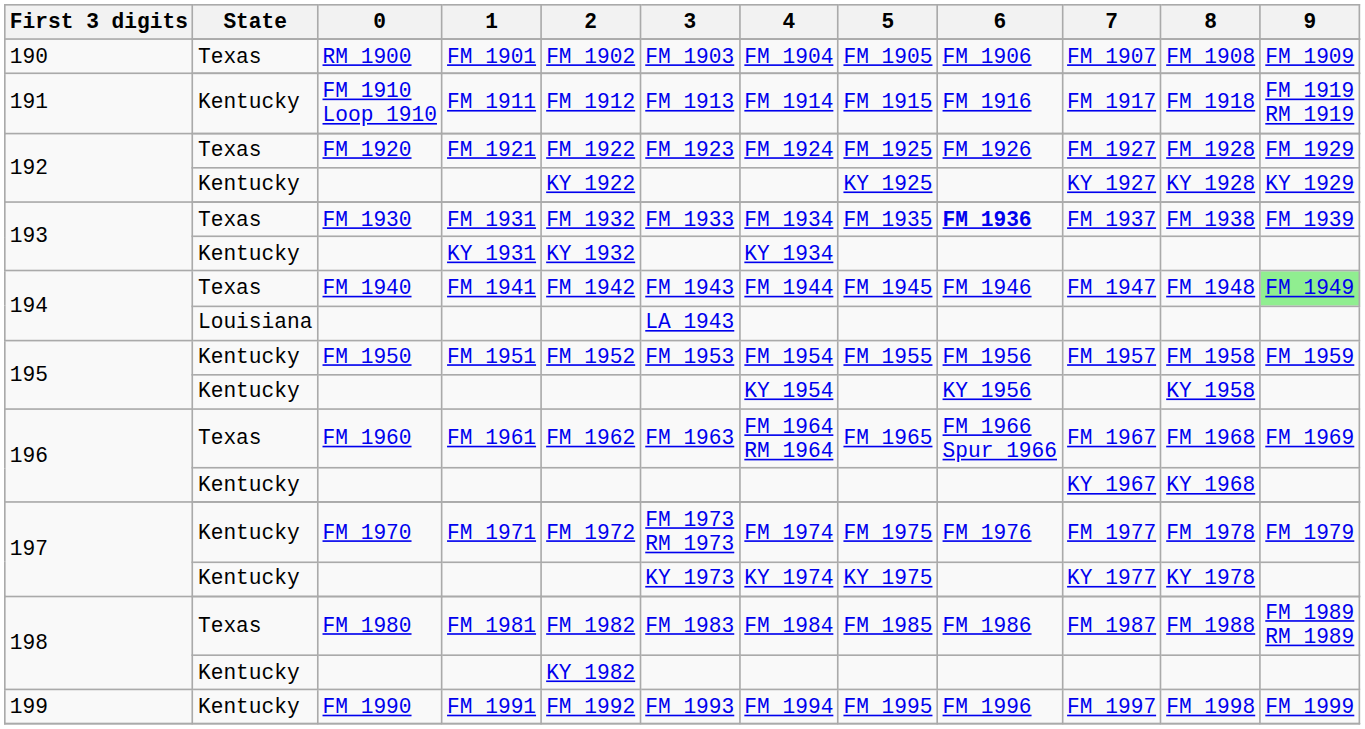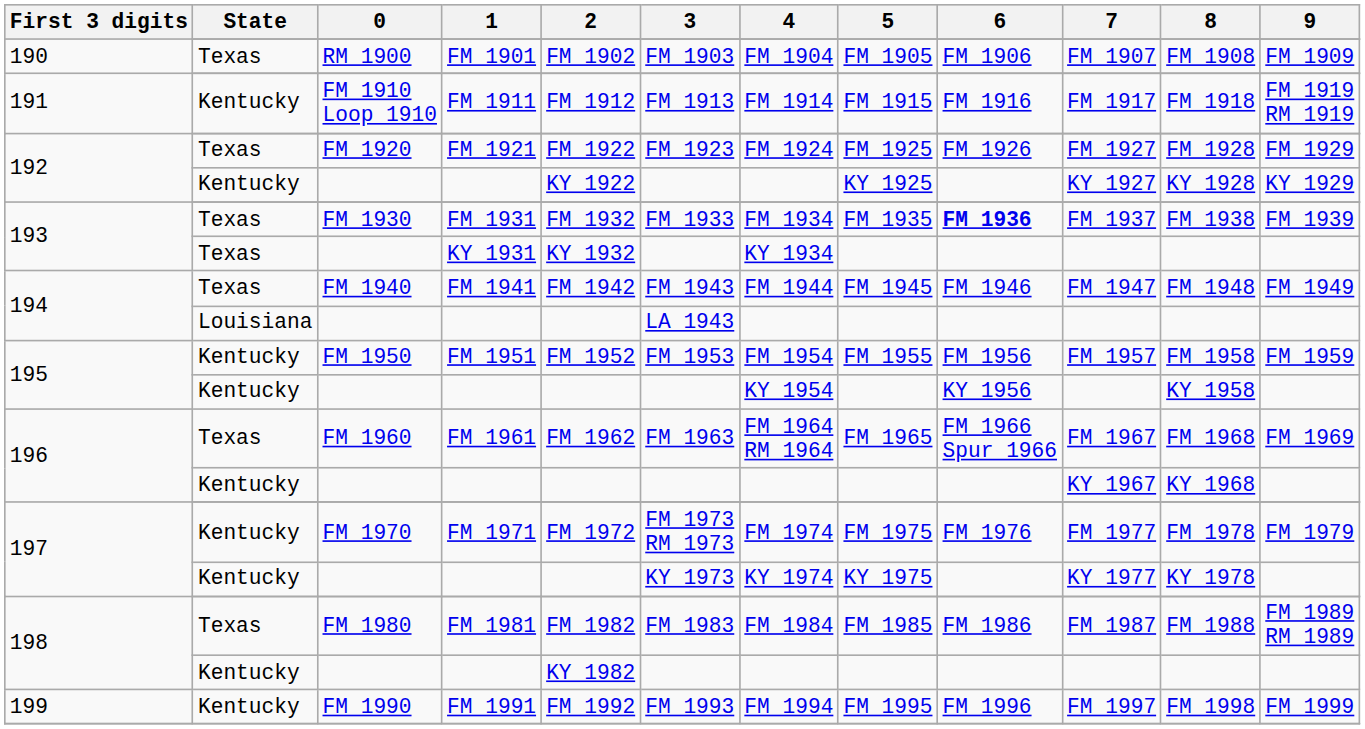(249, 254) Kentucky -> (230, 254) Texas
(1310, 288) lightgreen background -> (1310, 288) no background
